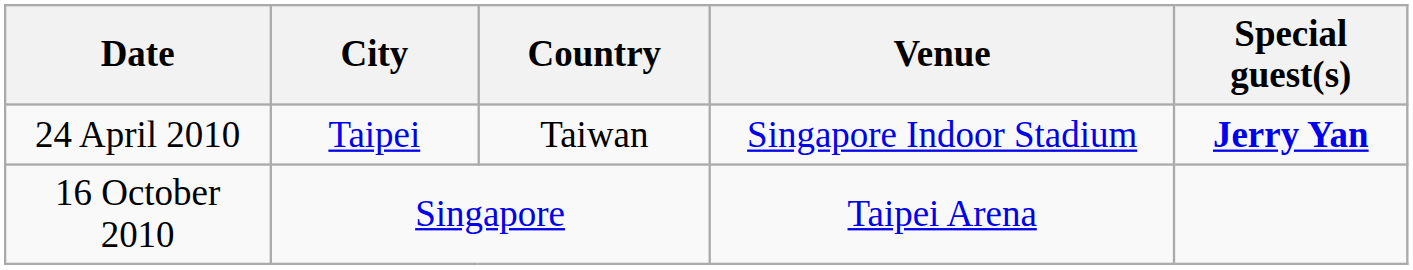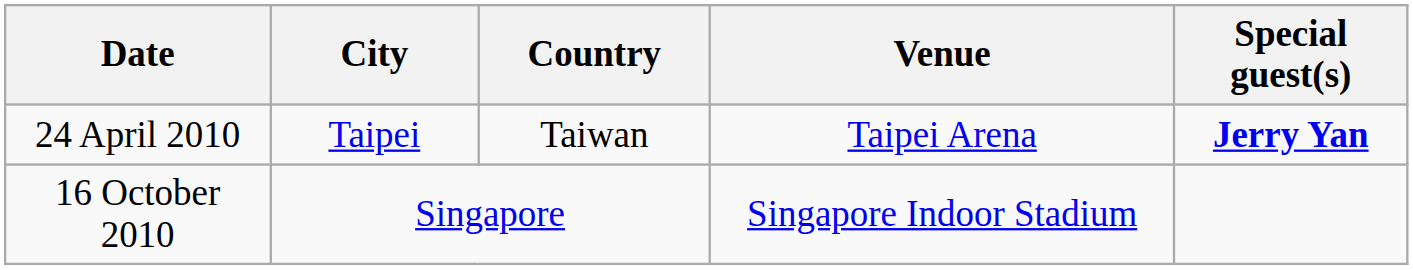(942, 134) Singapore Indoor Stadium -> (942, 134) Taipei Arena
(942, 213) Taipei Arena -> (942, 213) Singapore Indoor Stadium
